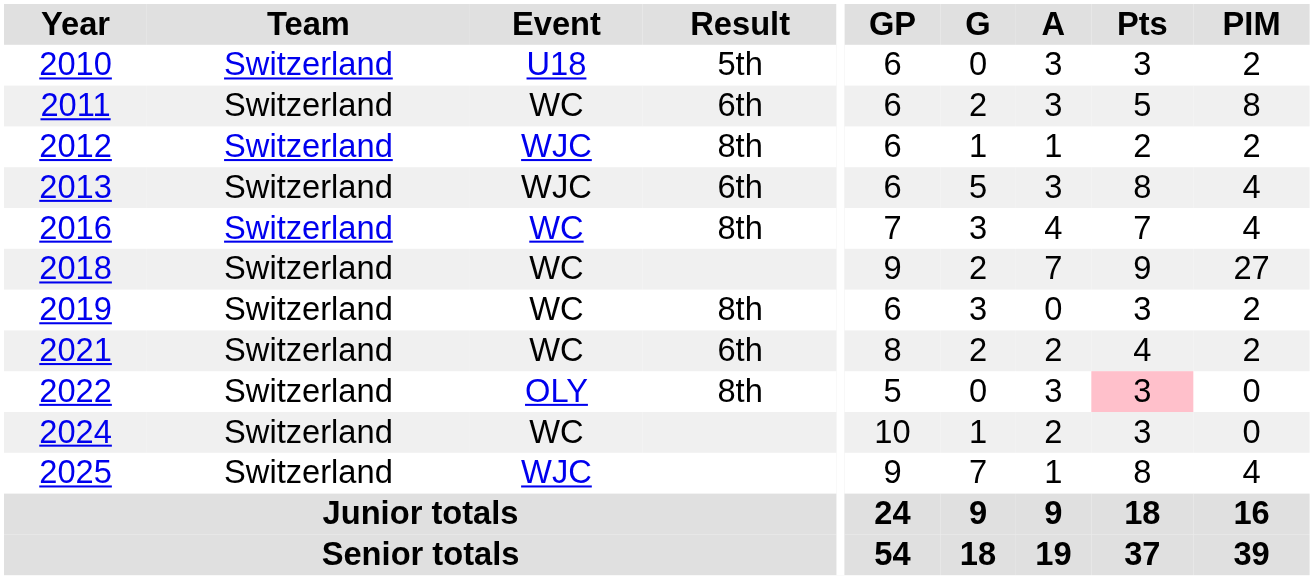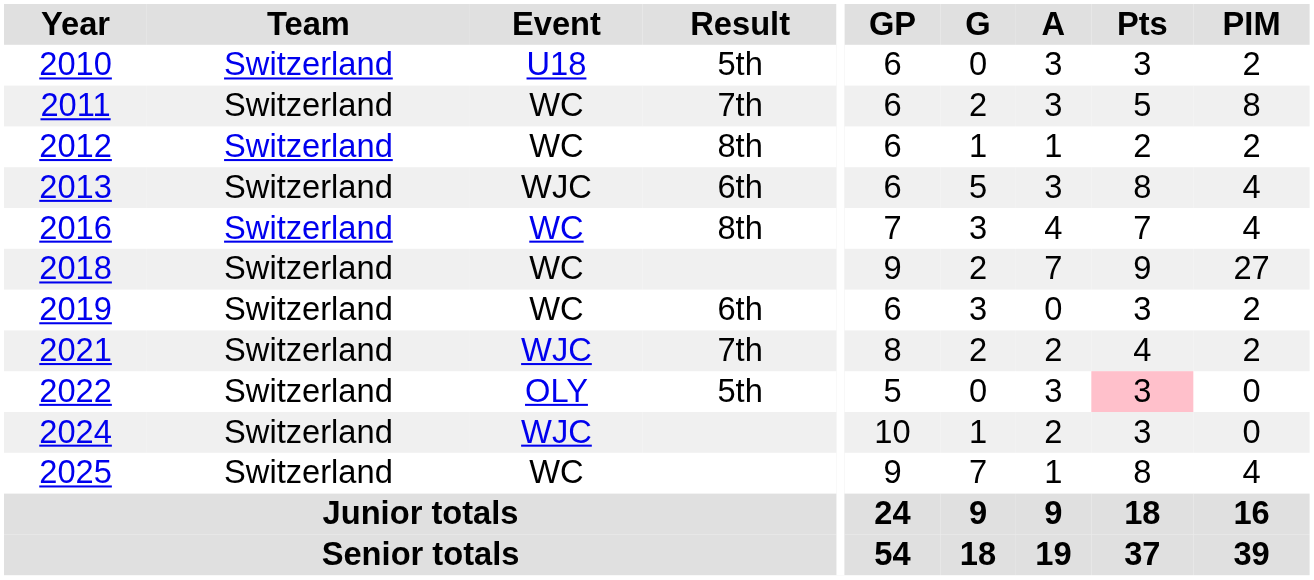(740, 105) 6th -> (740, 105) 7th
(556, 146) WJC -> (556, 146) WC
(740, 309) 8th -> (740, 309) 6th
(556, 350) WC -> (556, 350) WJC
(740, 350) 6th -> (740, 350) 7th
(740, 391) 8th -> (740, 391) 5th
(556, 431) WC -> (556, 431) WJC
(556, 472) WJC -> (556, 472) WC
